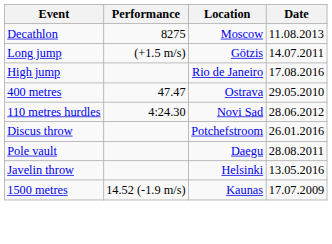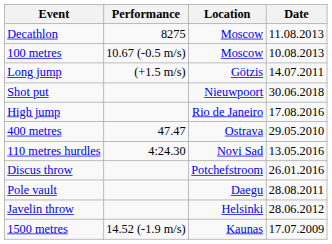+ row: (34, 53)
+ row: (28, 92)
(297, 111) 28.06.2012 -> (297, 151) 13.05.2016
(297, 170) 13.05.2016 -> (297, 209) 28.06.2012
